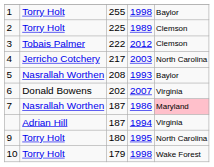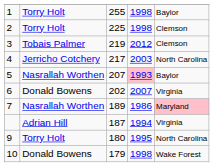(141, 28) 1989 -> (141, 28) 1998
(117, 43) 222 -> (117, 43) 219
(117, 75) 208 -> (117, 75) 207
(141, 75) no background -> (141, 75) pink background
(117, 106) 187 -> (117, 106) 189
(43, 153) Torry Holt -> (57, 153) Donald Bowens
